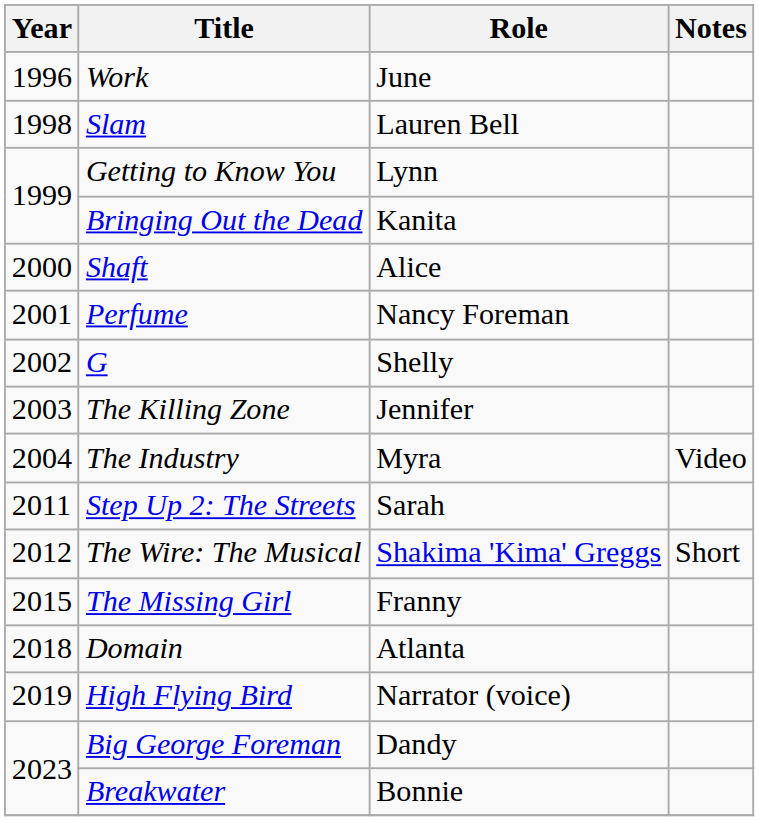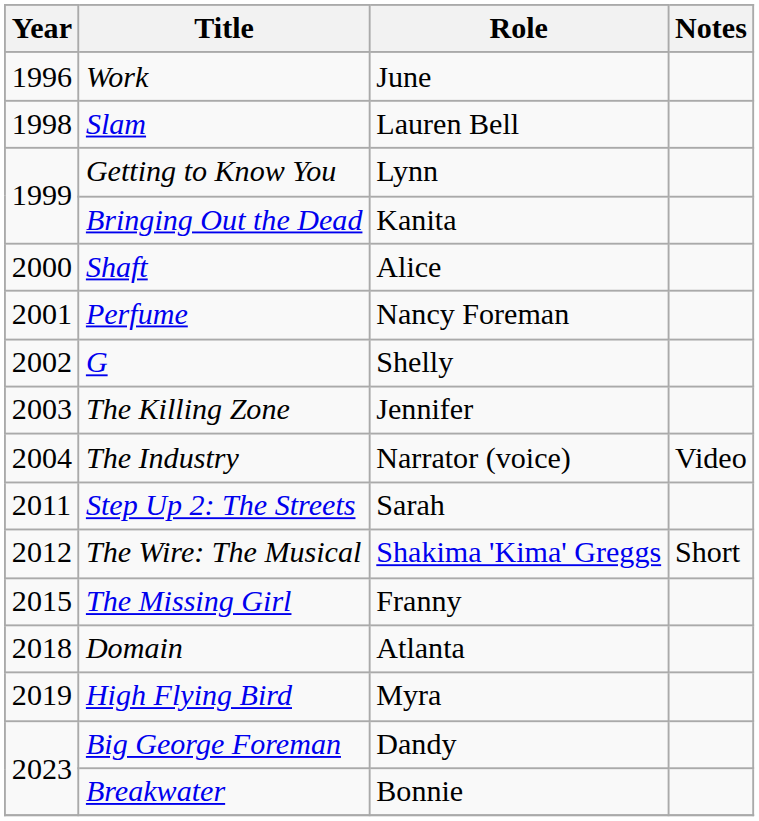(409, 457) Myra -> (474, 457) Narrator (voice)
(474, 696) Narrator (voice) -> (409, 696) Myra
